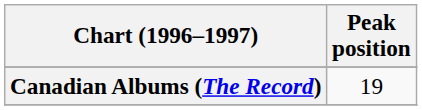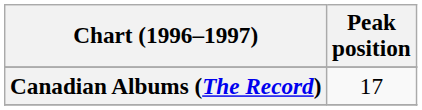(371, 85) 19 -> (371, 85) 17
